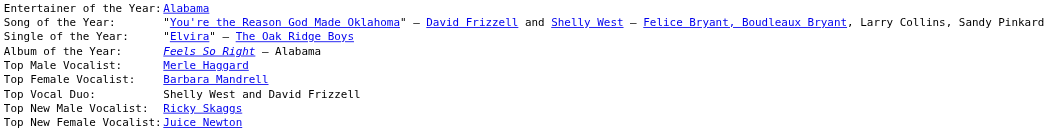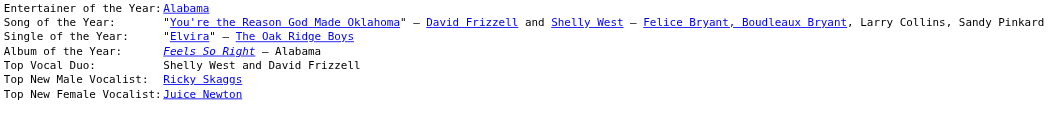- row: (63, 65)
- row: (70, 80)
